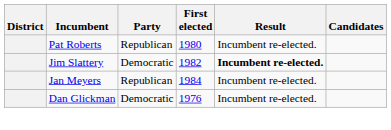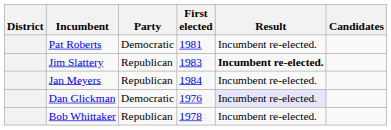(146, 44) Republican -> (148, 44) Democratic
(190, 44) 1980 -> (191, 44) 1981
(147, 62) Democratic -> (147, 62) Republican
(190, 62) 1982 -> (191, 62) 1983
(267, 98) no background -> (267, 98) lavender background
+ row: (82, 116)
